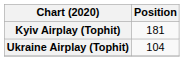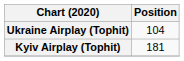rows swapped: (68, 47) <-> (68, 30)
